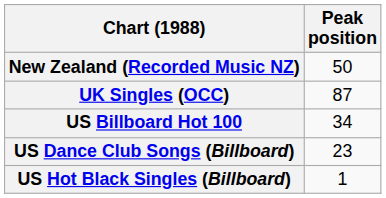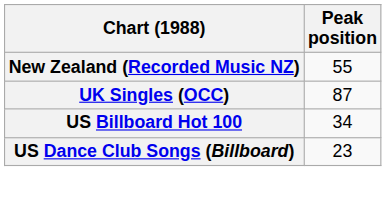(342, 66) 50 -> (342, 66) 55
- row: (154, 179)
